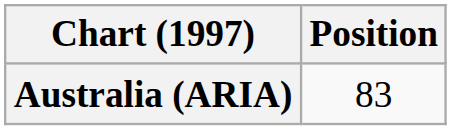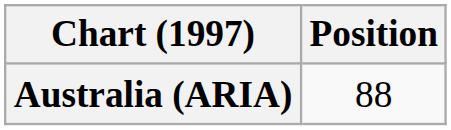(374, 93) 83 -> (374, 93) 88
